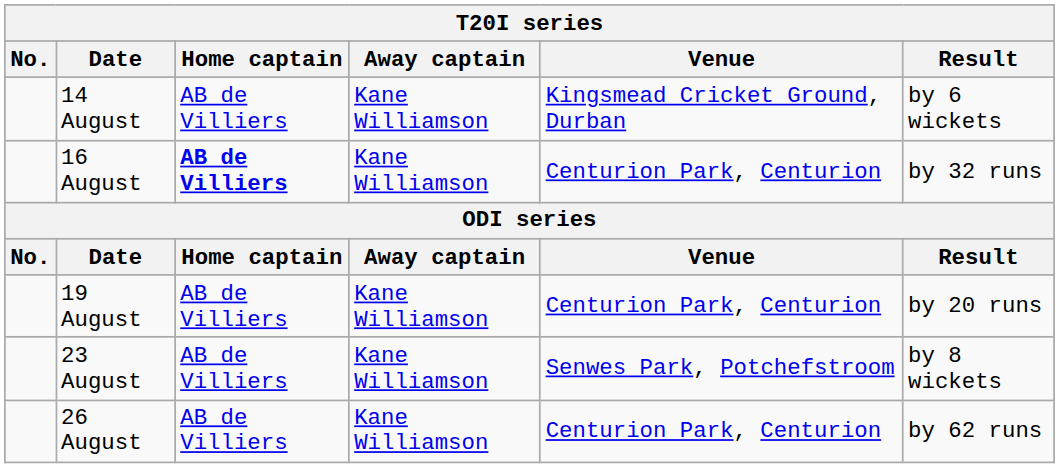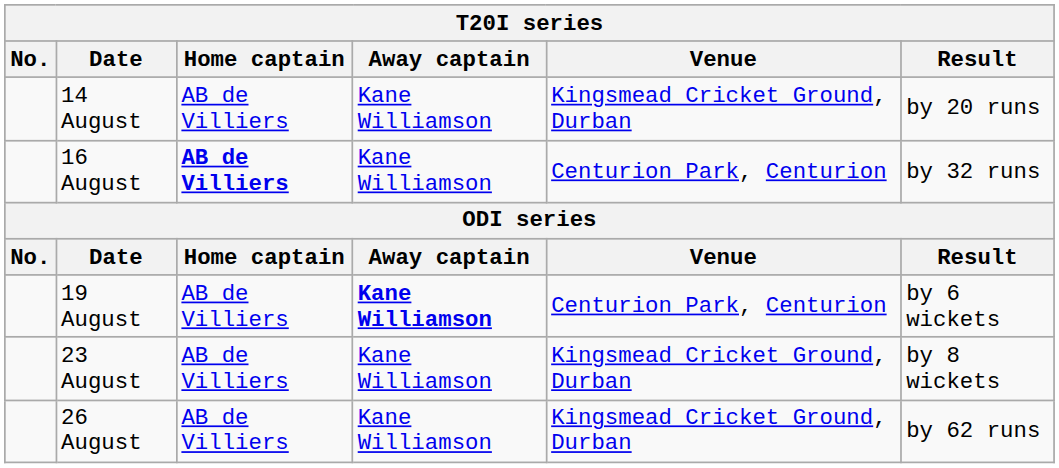(955, 109) by 6 wickets -> (973, 109) by 20 runs
(421, 306) normal -> (425, 306) bold
(975, 306) by 20 runs -> (953, 306) by 6 wickets
(720, 368) Senwes Park, Potchefstroom -> (719, 368) Kingsmead Cricket Ground, Durban
(713, 431) Centurion Park, Centurion -> (719, 431) Kingsmead Cricket Ground, Durban
